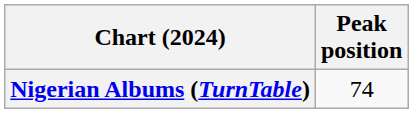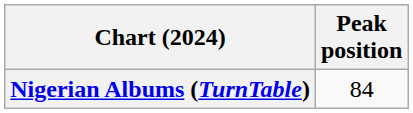(362, 88) 74 -> (362, 88) 84
